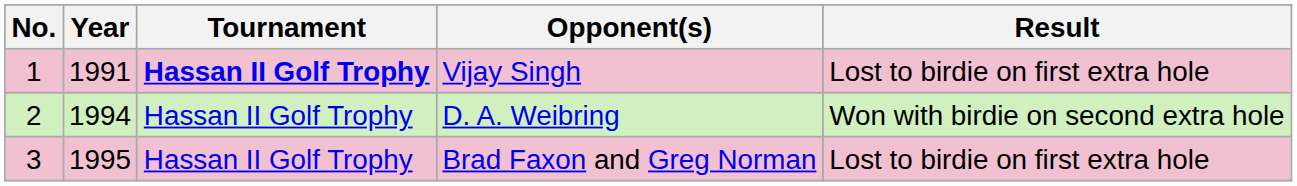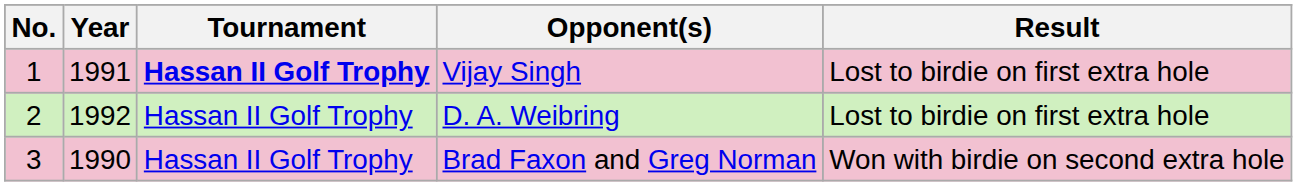(100, 115) 1994 -> (100, 115) 1992
(1057, 115) Won with birdie on second extra hole -> (1019, 115) Lost to birdie on first extra hole
(100, 159) 1995 -> (100, 159) 1990
(1019, 159) Lost to birdie on first extra hole -> (1057, 159) Won with birdie on second extra hole
